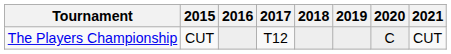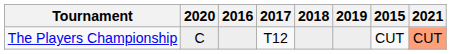columns swapped: (200, 16) <-> (390, 16)
(428, 38) no background -> (428, 38) lightsalmon background
